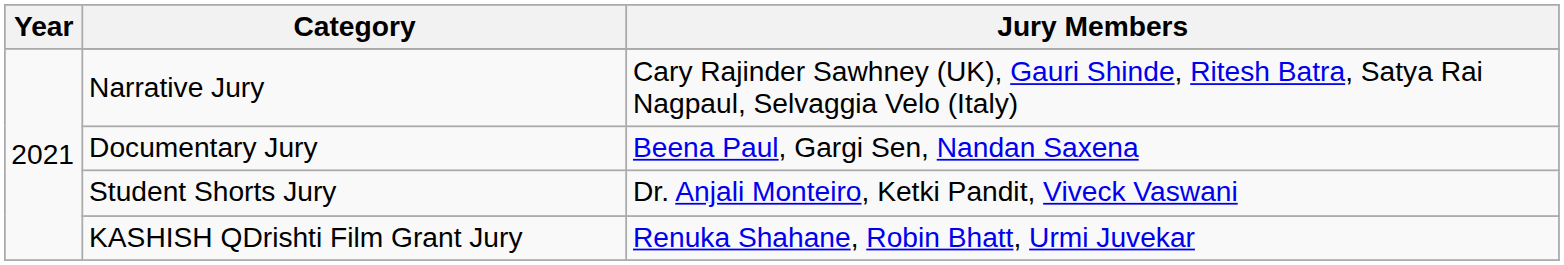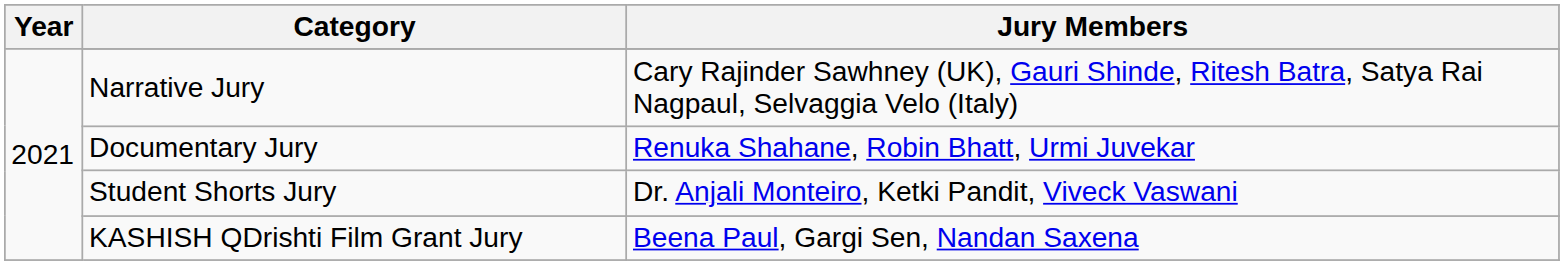(886, 147) Beena Paul, Gargi Sen, Nandan Saxena -> (914, 147) Renuka Shahane, Robin Bhatt, Urmi Juvekar
(914, 237) Renuka Shahane, Robin Bhatt, Urmi Juvekar -> (886, 237) Beena Paul, Gargi Sen, Nandan Saxena
